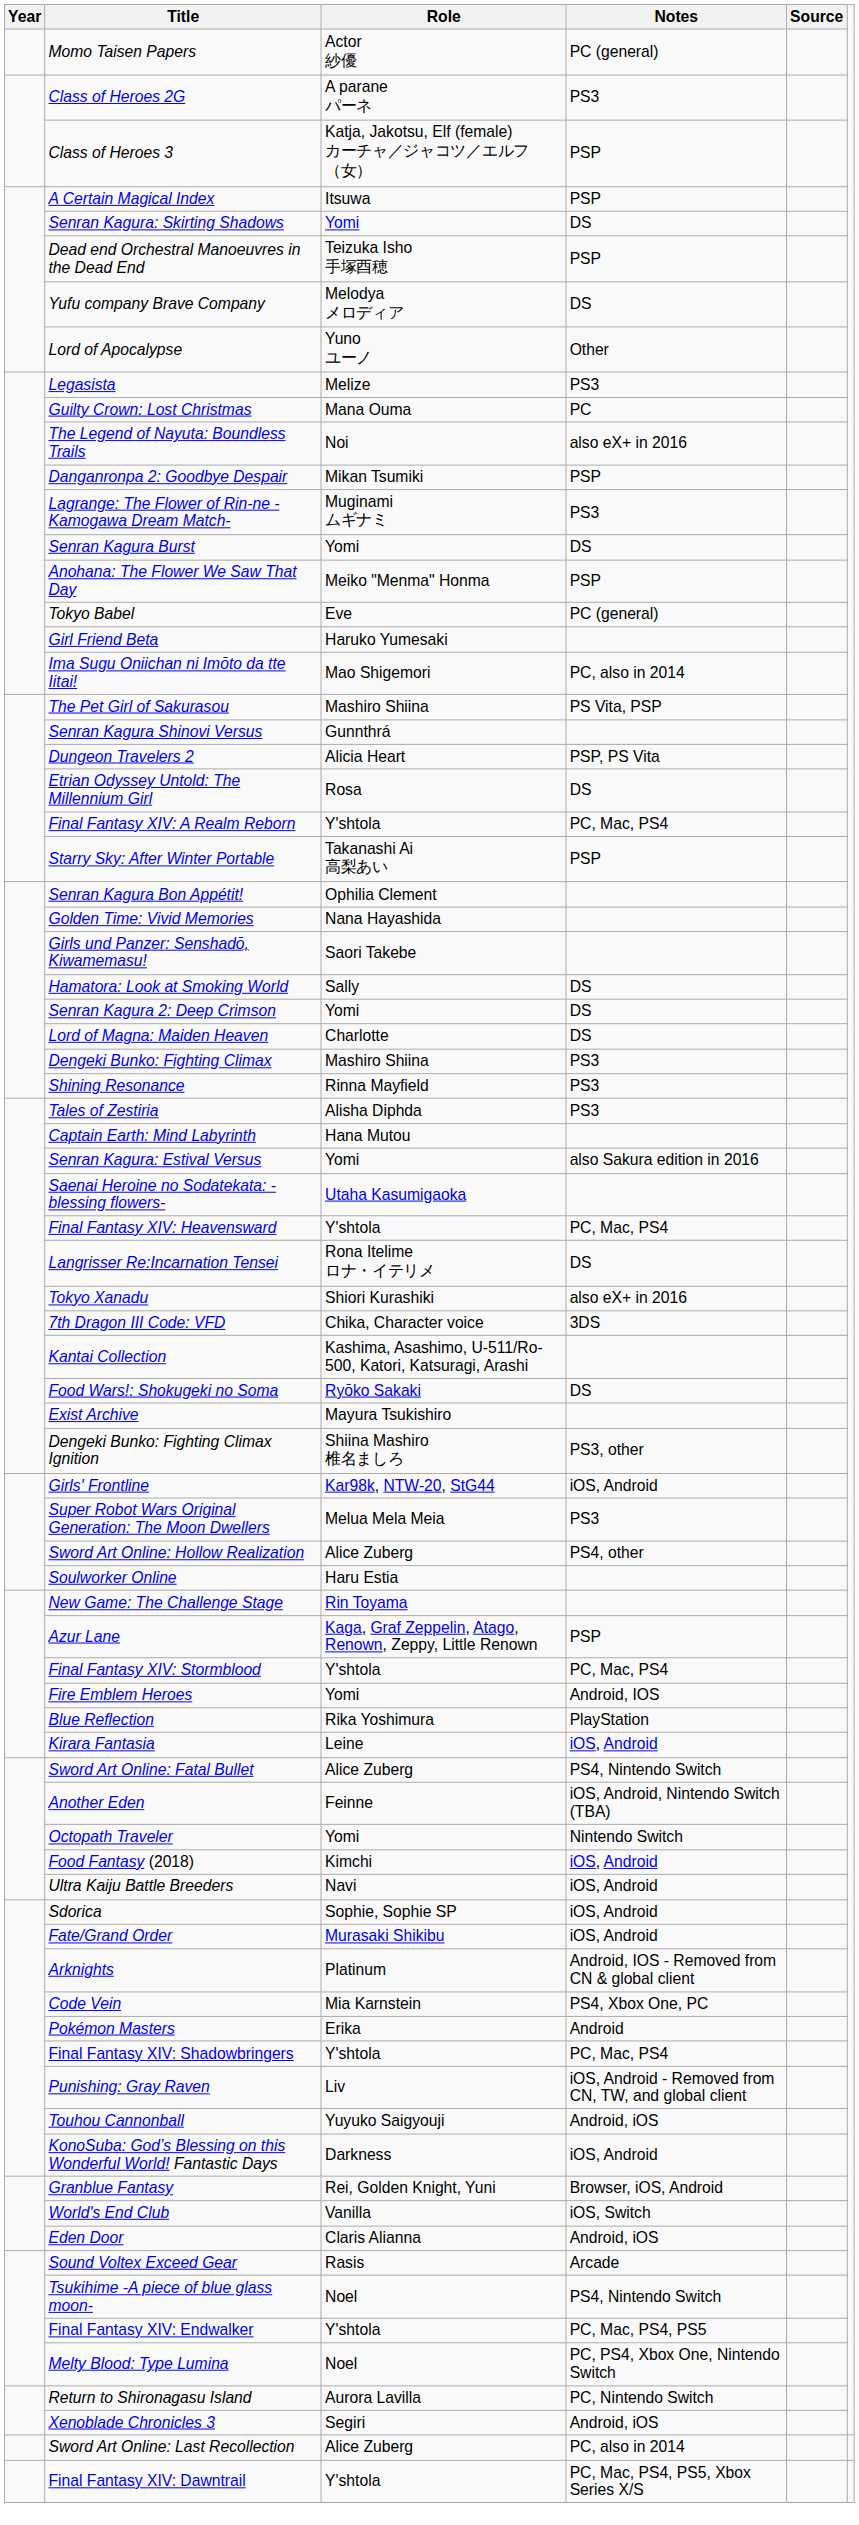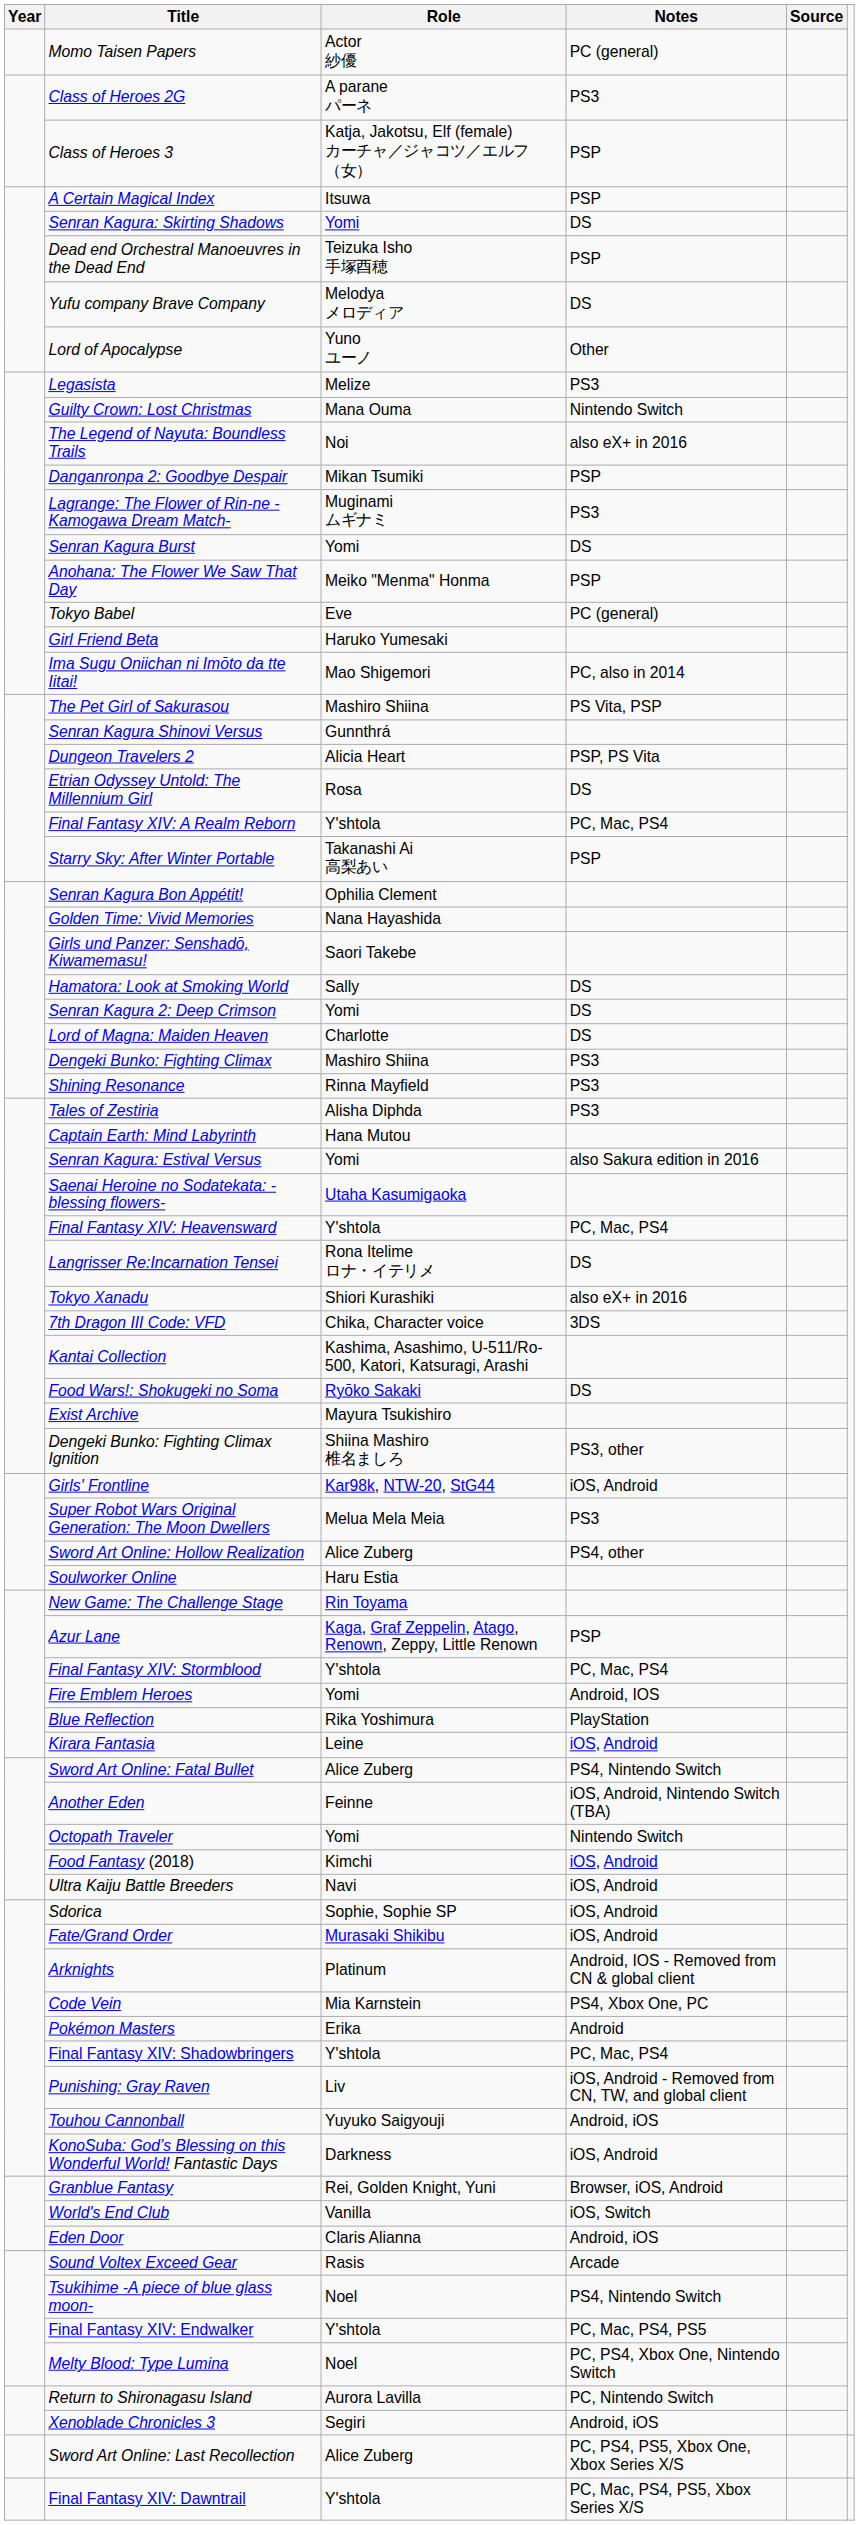(581, 409) PC -> (626, 409) Nintendo Switch
(627, 2447) PC, also in 2014 -> (660, 2456) PC, PS4, PS5, Xbox One, Xbox Series X/S
